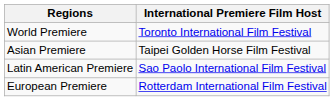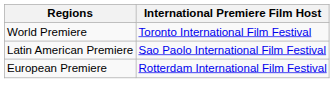- row: (46, 50)
